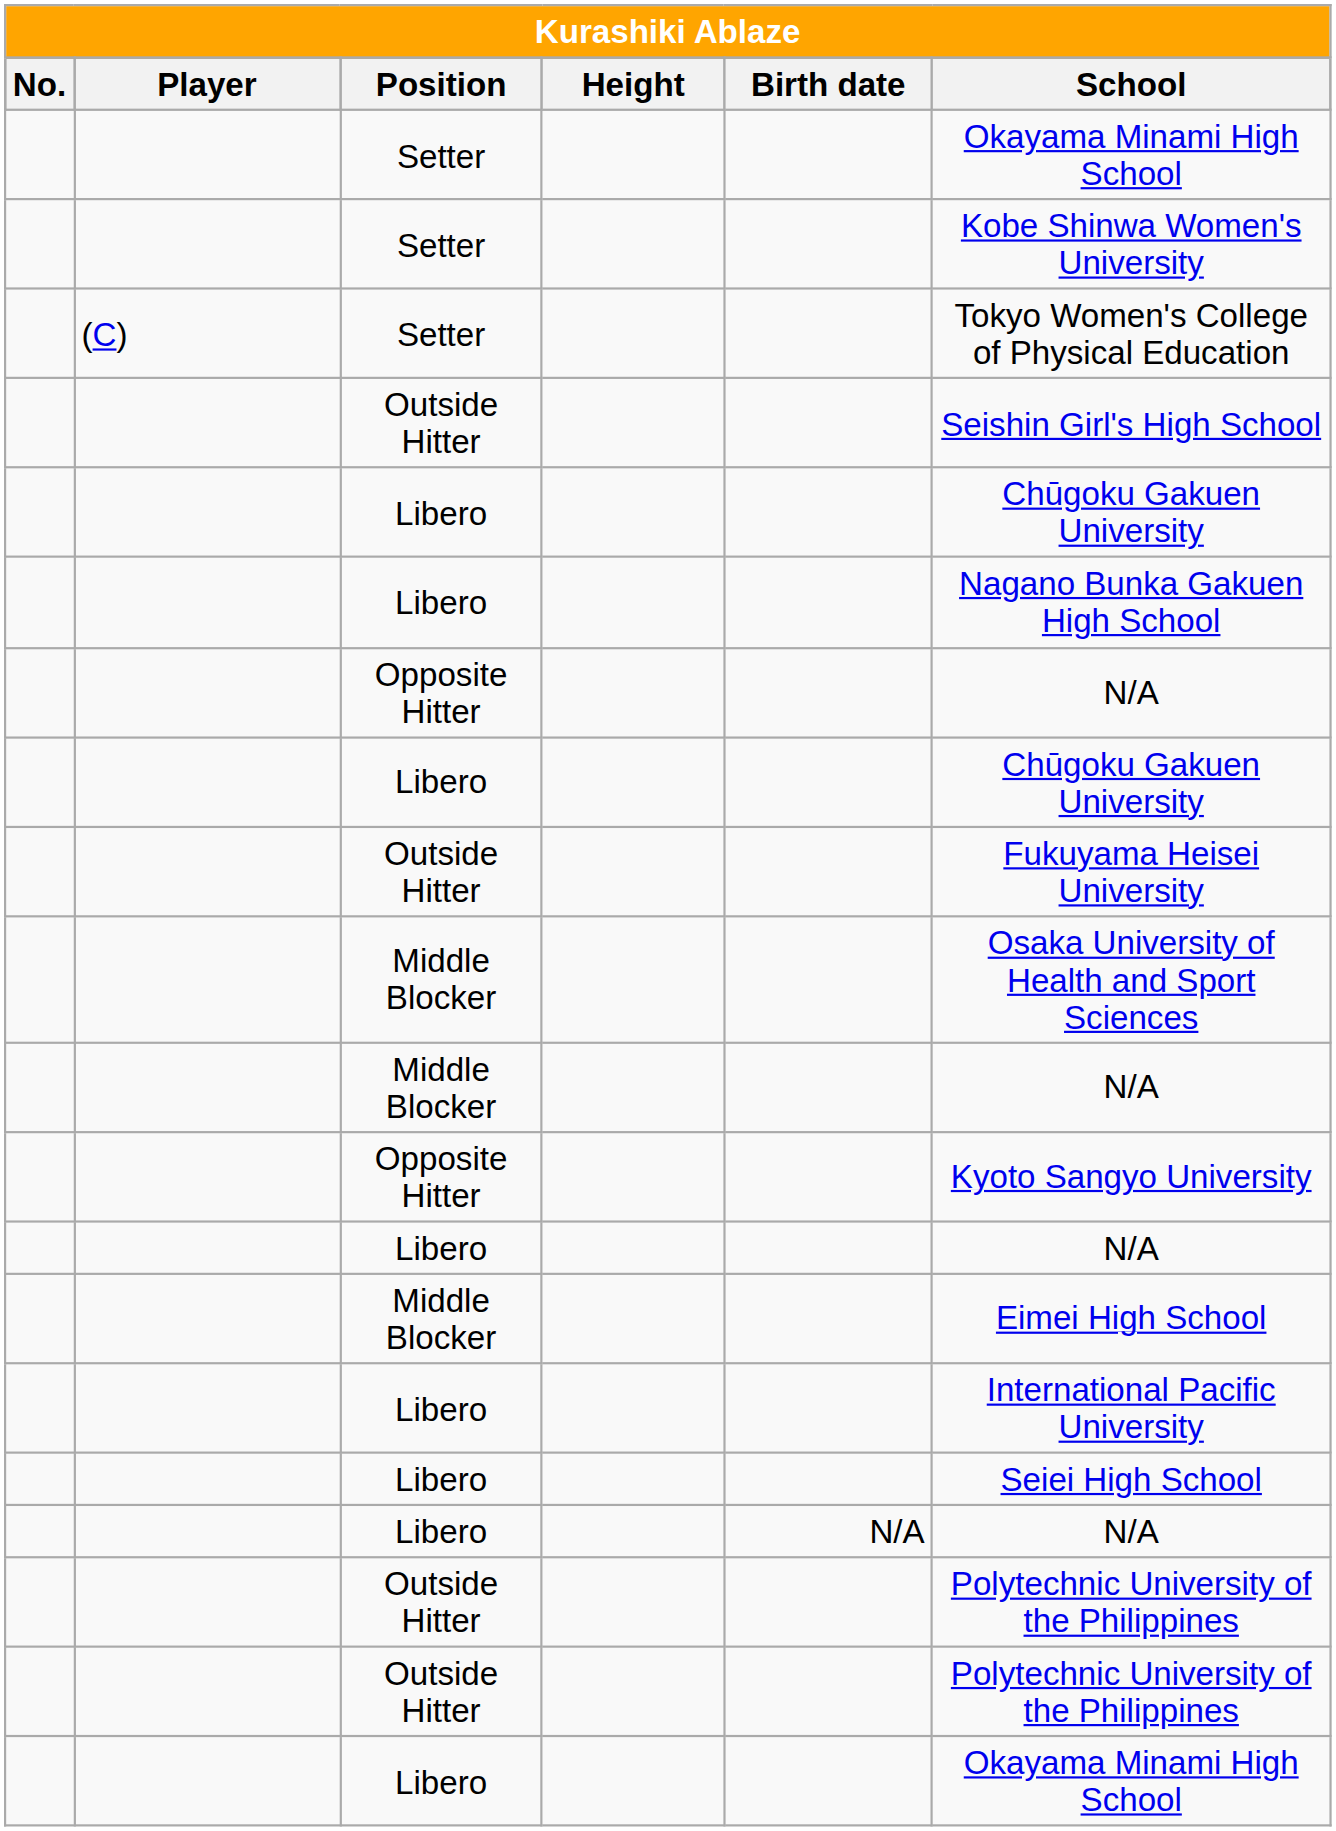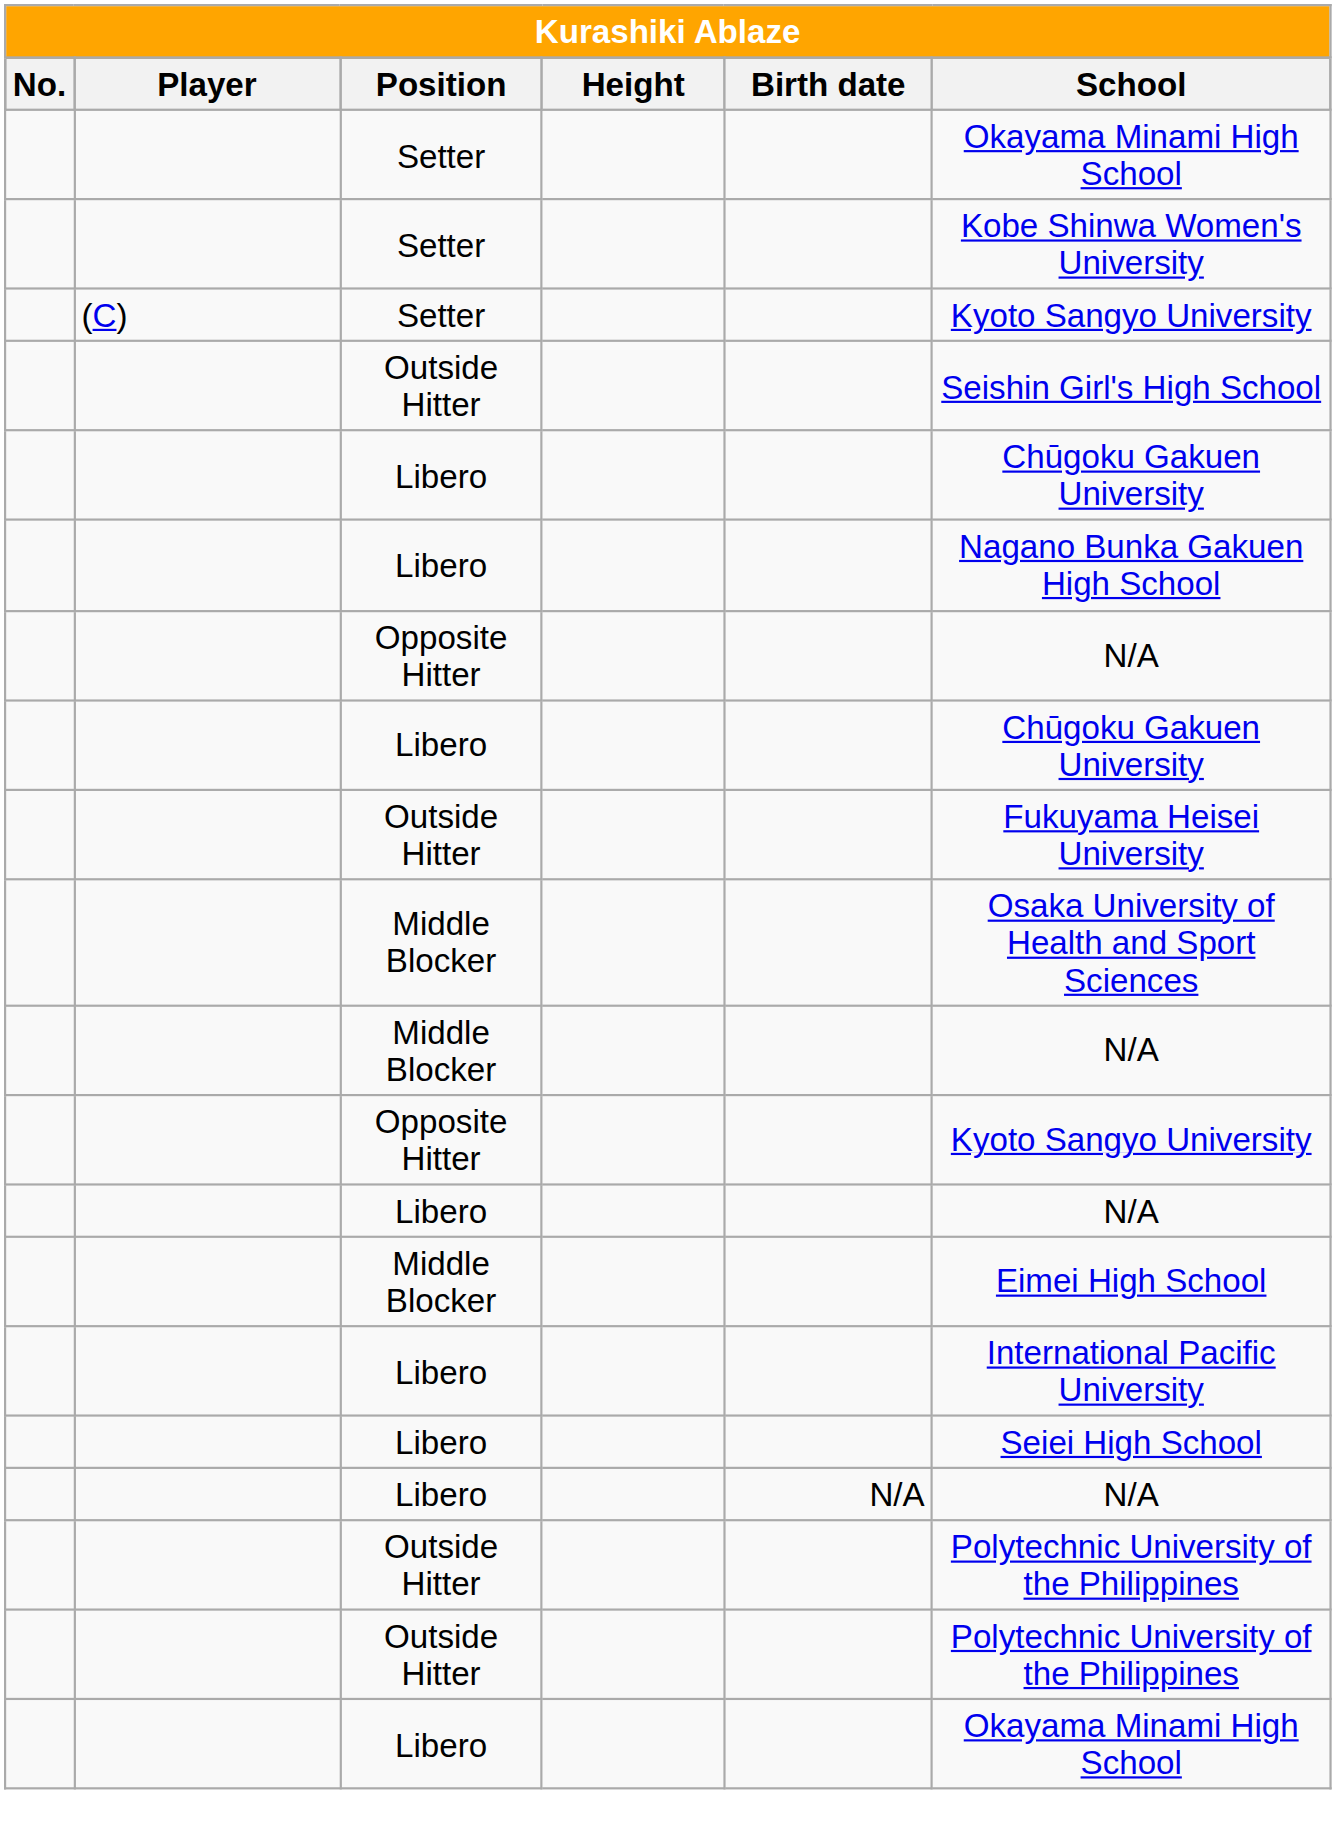(1131, 334) Tokyo Women's College of Physical Education -> (1131, 315) Kyoto Sangyo University
